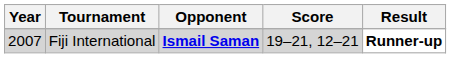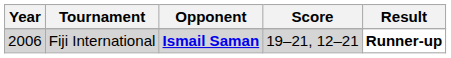(25, 41) 2007 -> (25, 41) 2006
